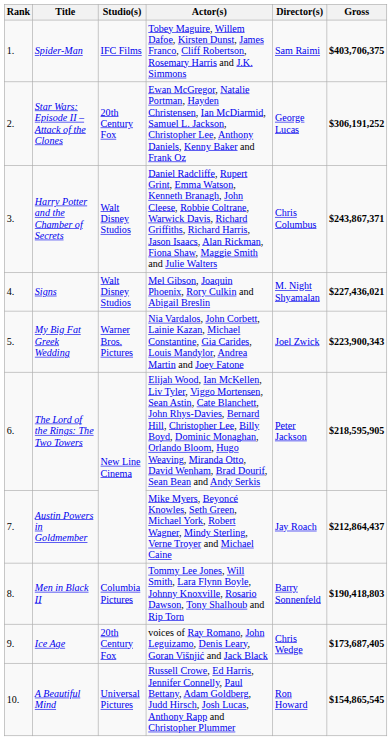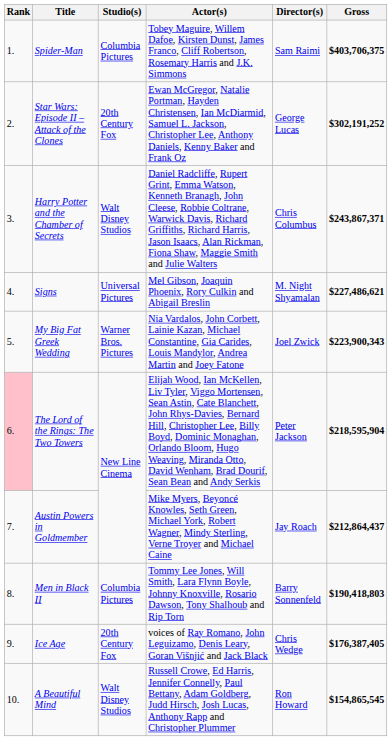(121, 51) IFC Films -> (120, 51) Columbia Pictures
(357, 123) $306,191,252 -> (357, 123) $302,191,252
(116, 291) Walt Disney Studios -> (120, 291) Universal Pictures
(357, 291) $227,436,021 -> (357, 291) $227,486,621
(10, 431) no background -> (10, 431) pink background
(357, 431) $218,595,905 -> (357, 431) $218,595,904
(357, 643) $173,687,405 -> (357, 643) $176,387,405
(120, 699) Universal Pictures -> (116, 699) Walt Disney Studios
